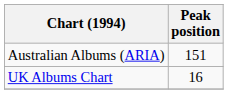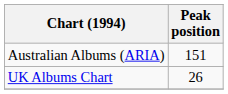(196, 77) 16 -> (196, 77) 26
